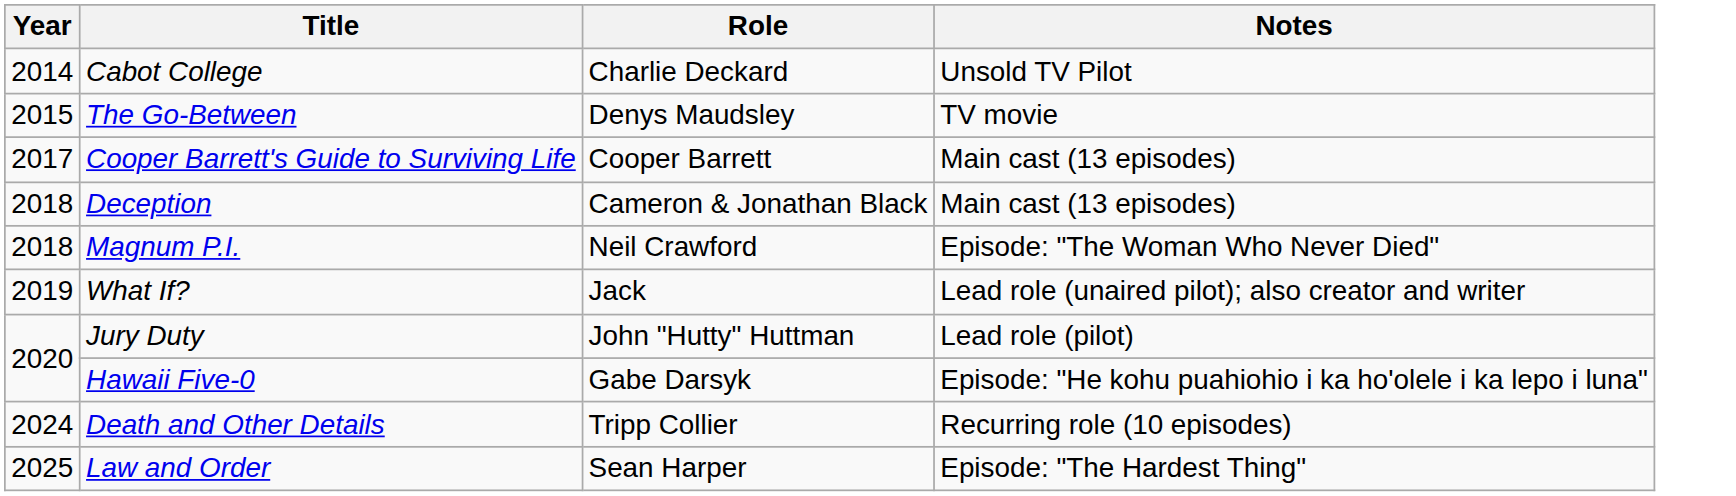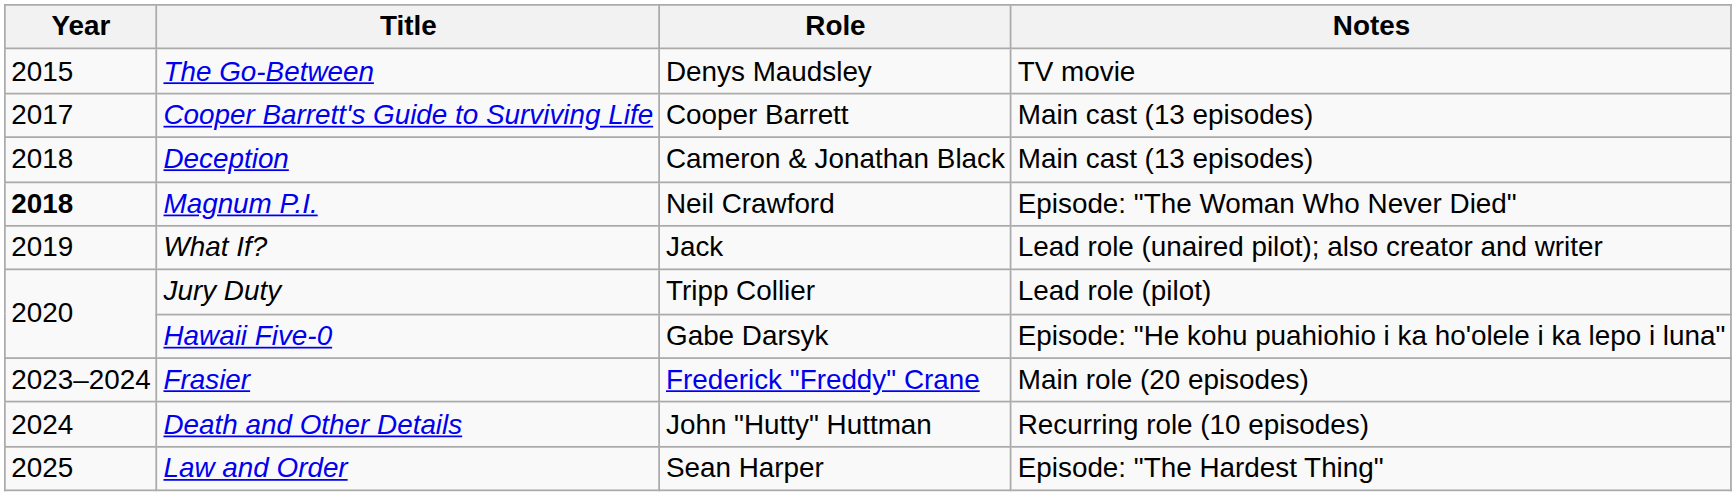- row: (174, 70)
(42, 247) normal -> (42, 203) bold
(721, 335) John "Hutty" Huttman -> (741, 291) Tripp Collier
+ row: (207, 379)
(663, 423) Tripp Collier -> (799, 423) John "Hutty" Huttman
